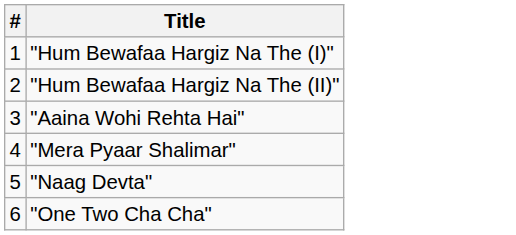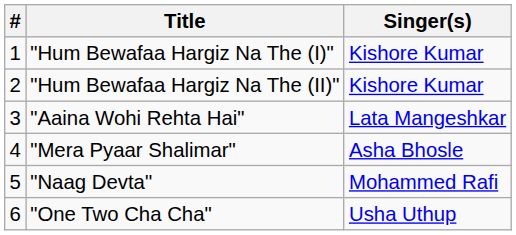+ column: (428, 21)
